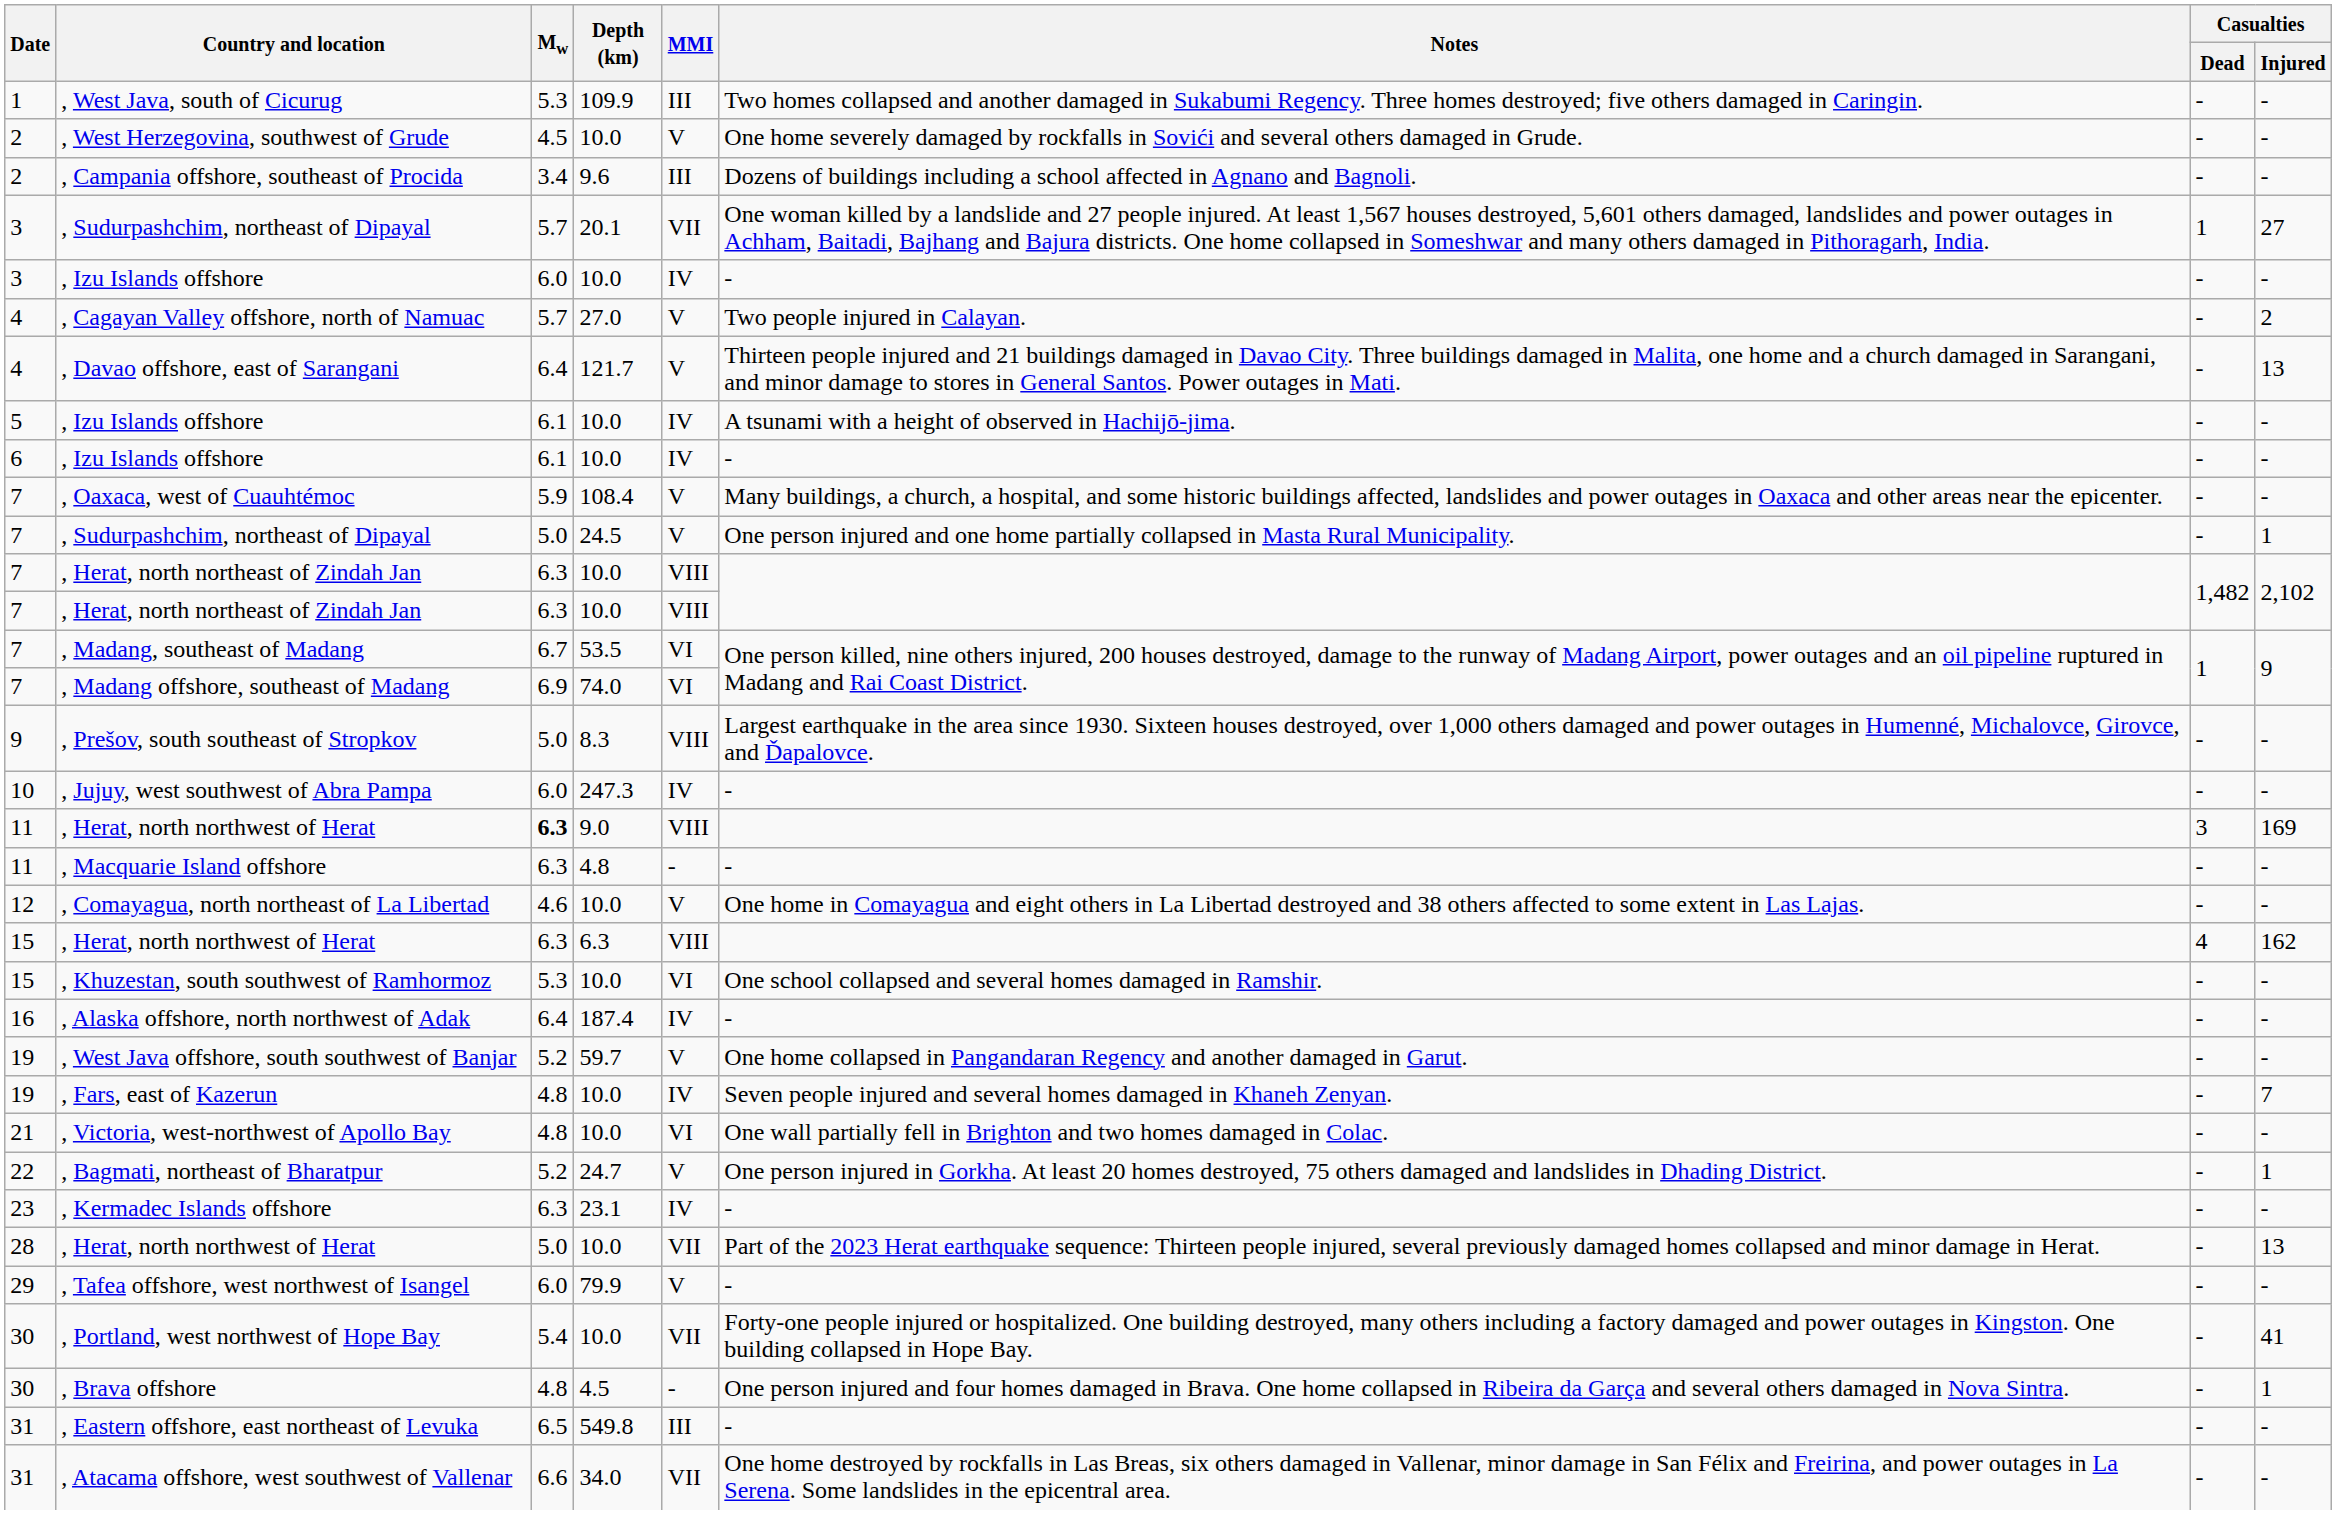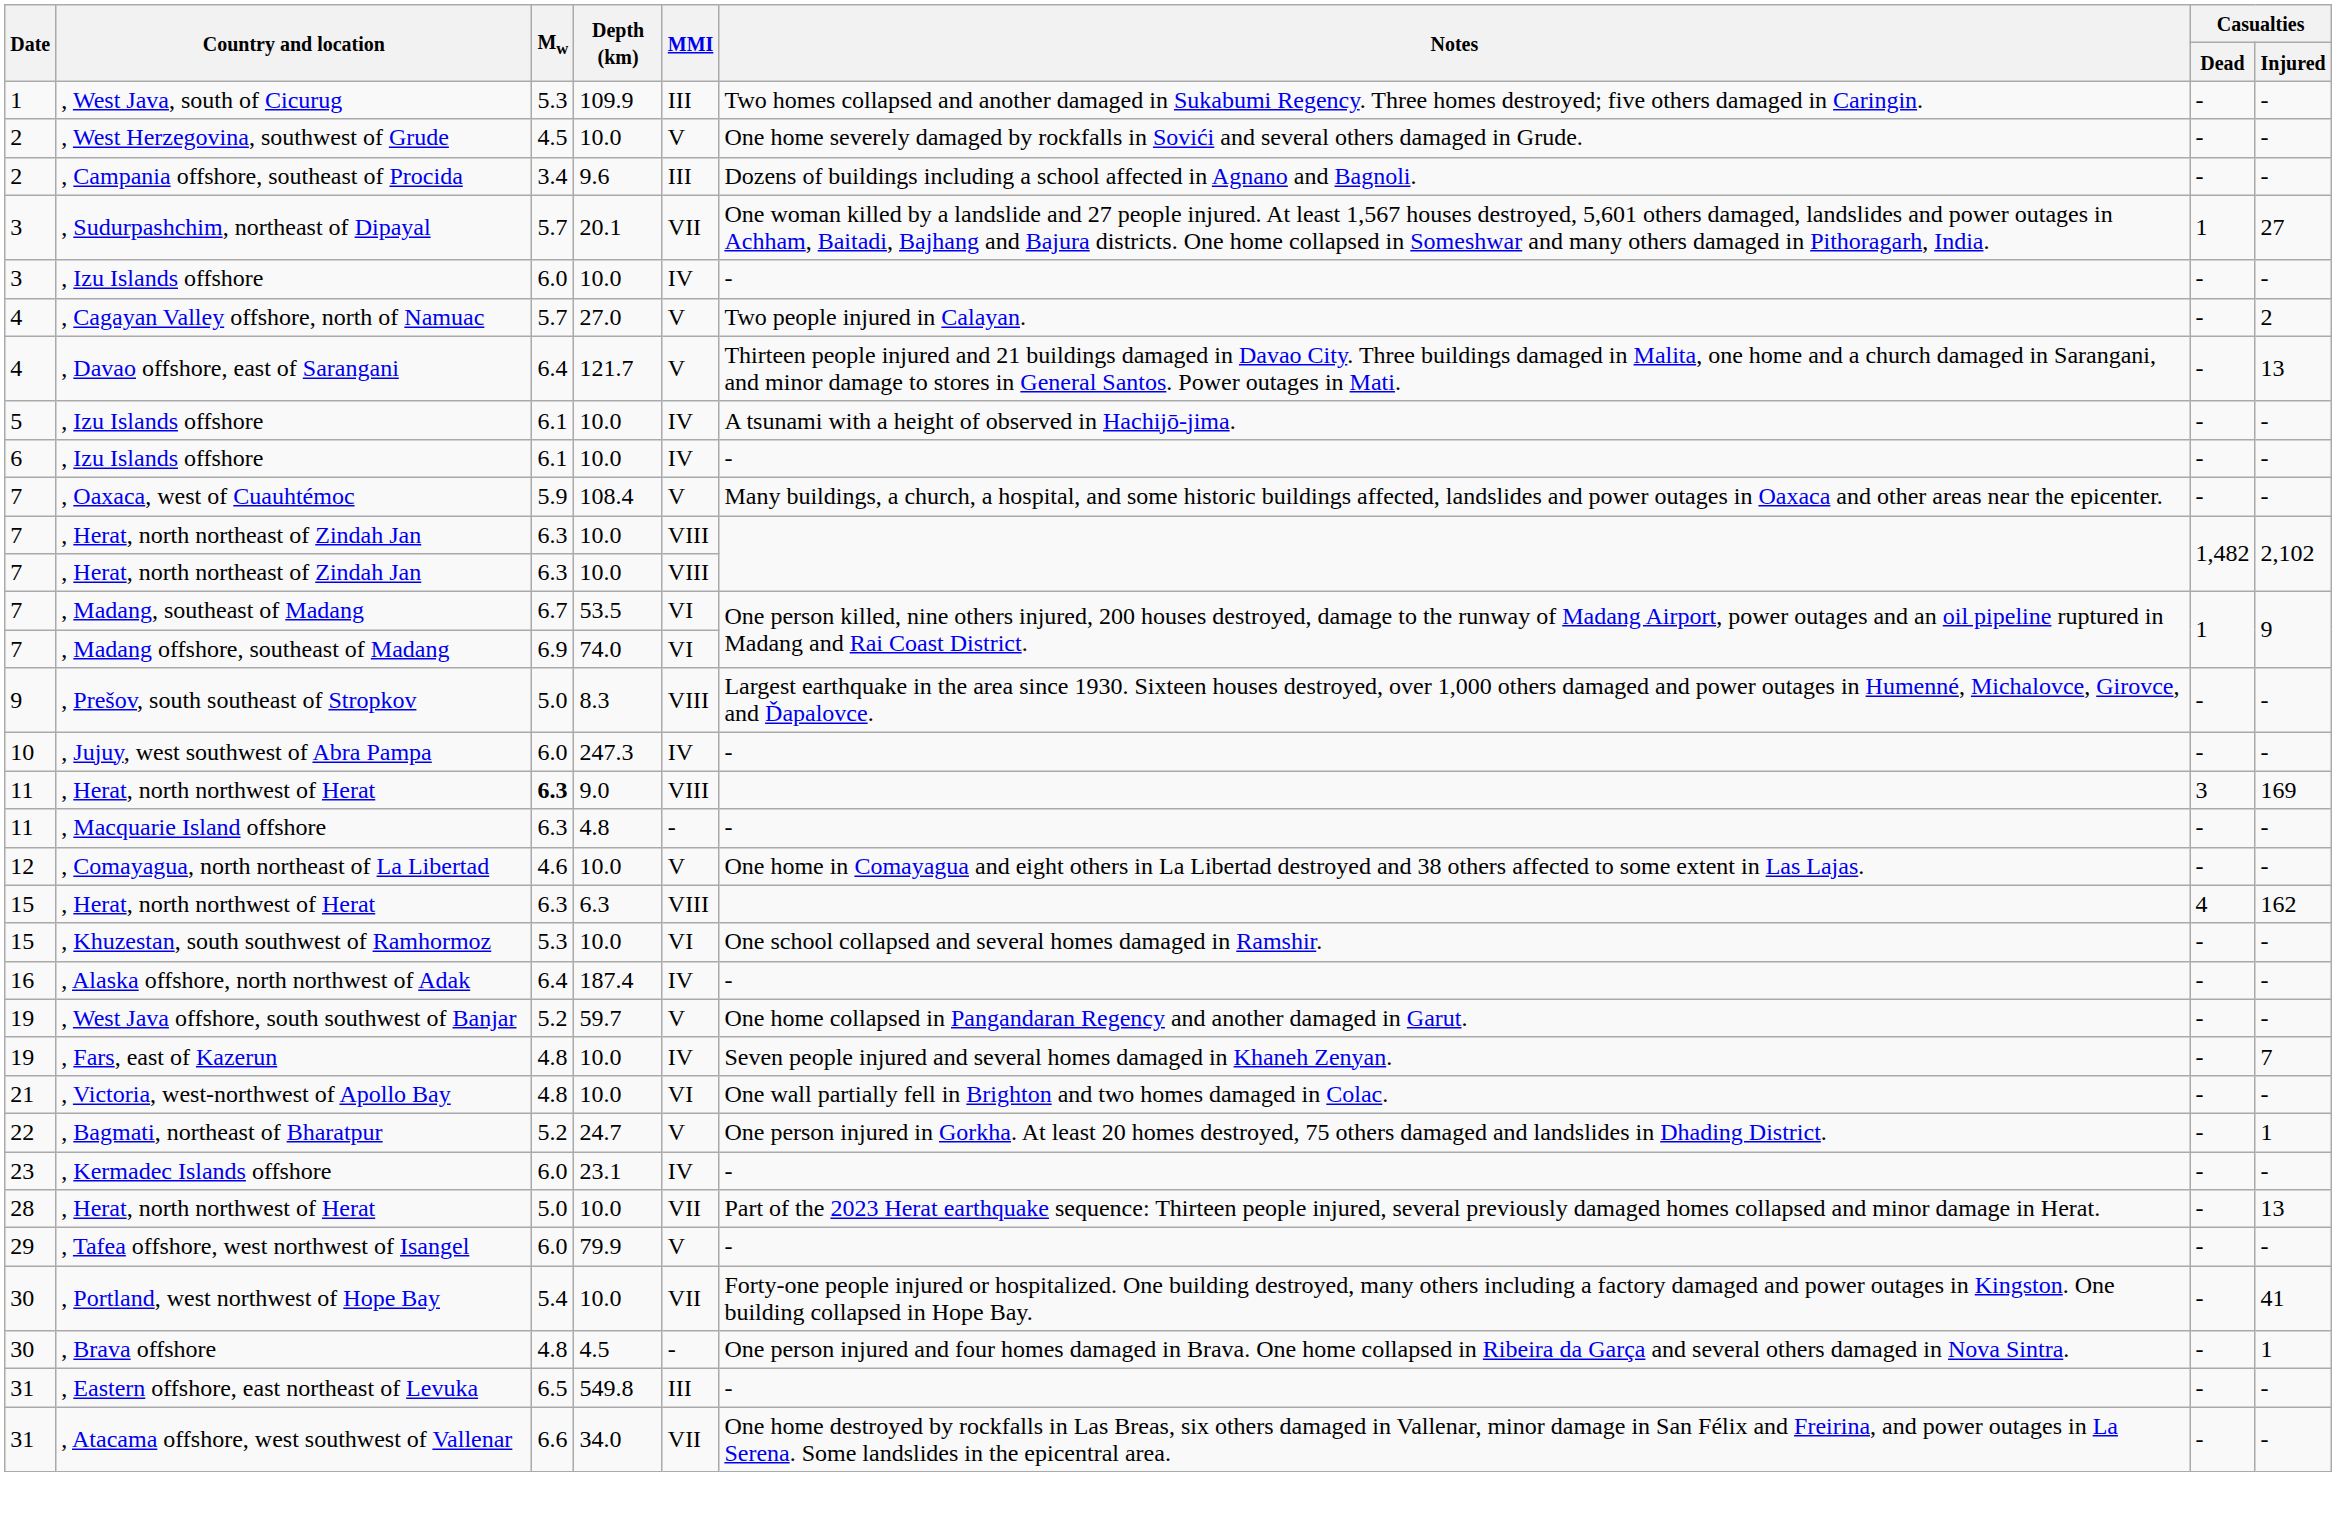- row: (16, 534)
(552, 1208) 6.3 -> (552, 1170) 6.0
